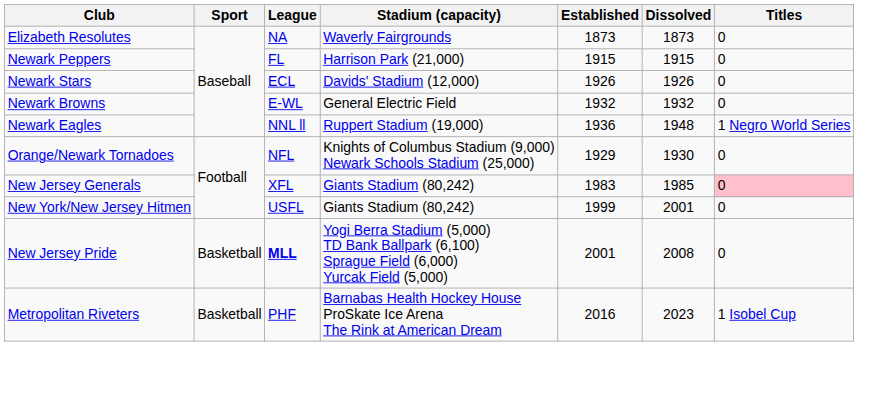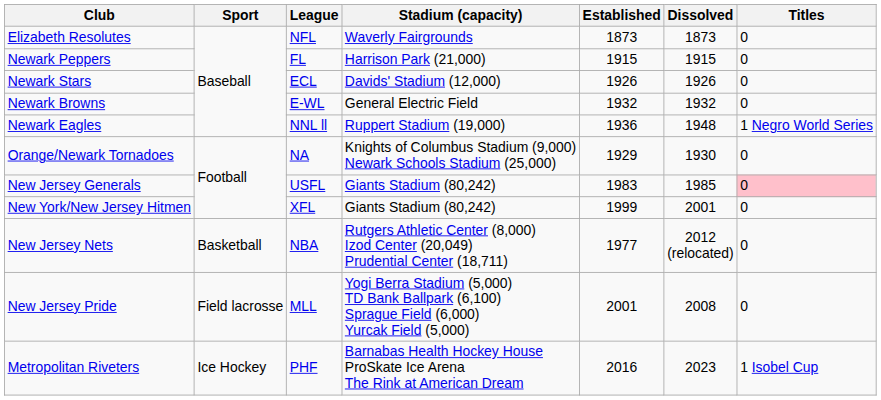(278, 37) NA -> (303, 37) NFL
(281, 155) NFL -> (299, 155) NA
(281, 185) XFL -> (307, 185) USFL
(286, 207) USFL -> (302, 207) XFL
+ row: (60, 245)
(230, 253) Basketball -> (240, 306) Field lacrosse
(282, 253) bold -> (303, 306) normal
(230, 314) Basketball -> (232, 367) Ice Hockey
